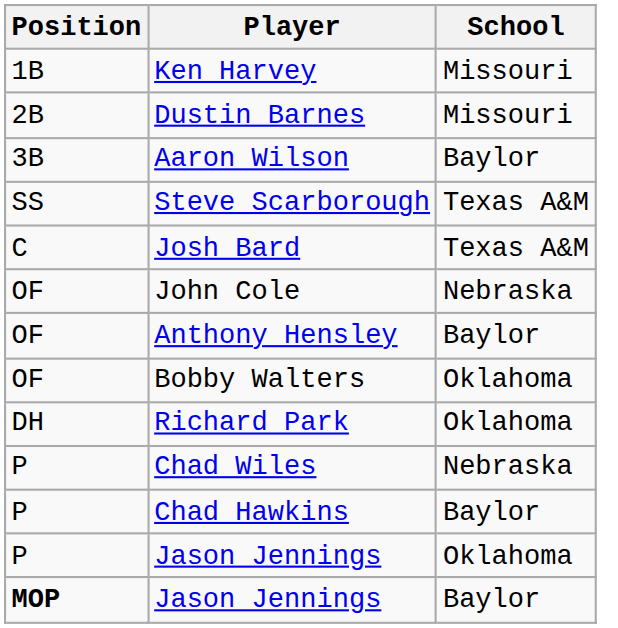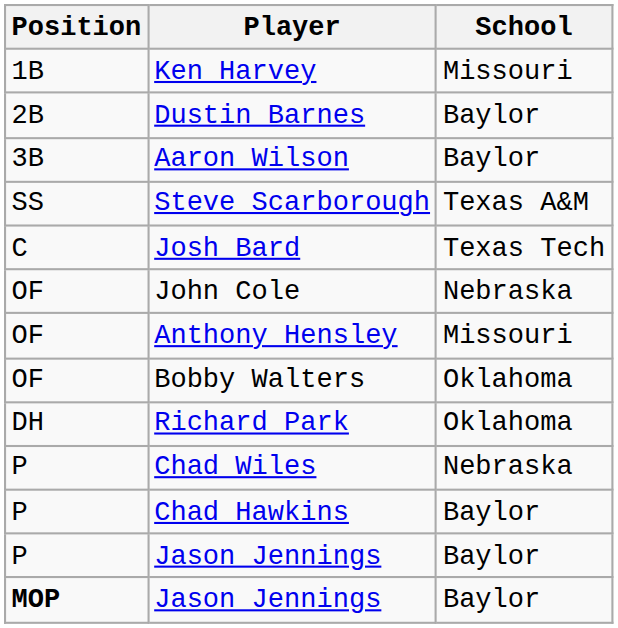(508, 115) Missouri -> (492, 115) Baylor
(516, 247) Texas A&M -> (524, 247) Texas Tech
(492, 336) Baylor -> (508, 336) Missouri
(508, 556) Oklahoma -> (492, 556) Baylor
